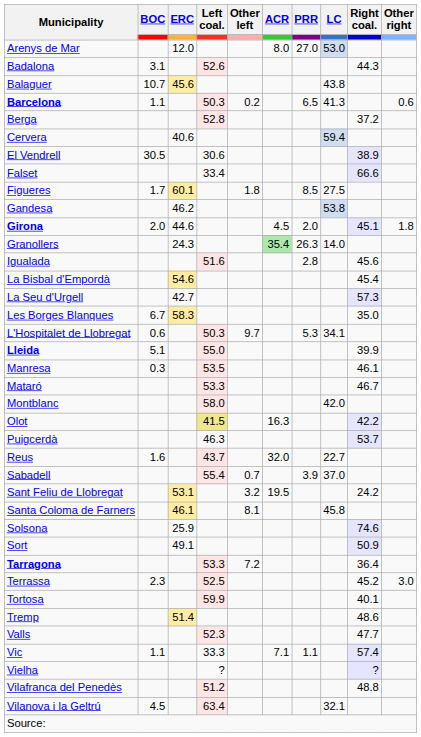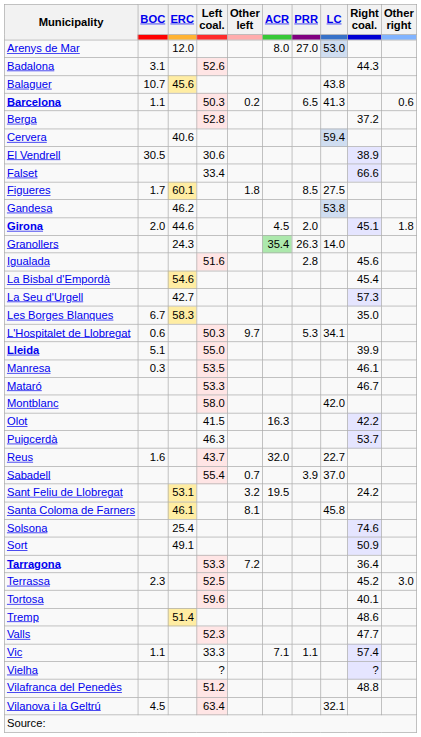(214, 421) khaki background -> (214, 421) no background
(183, 528) 25.9 -> (183, 528) 25.4
(214, 599) 59.9 -> (214, 599) 59.6
